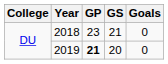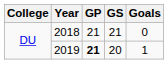(93, 31) 23 -> (93, 31) 21
(145, 50) 0 -> (145, 50) 1
